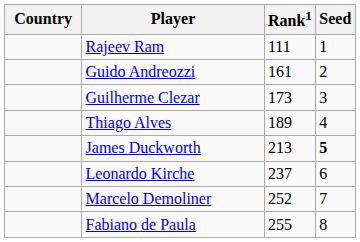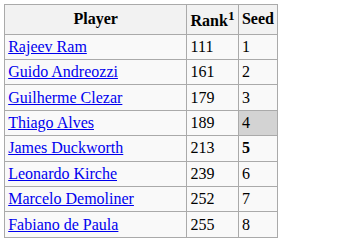- column: (43, 19)
(280, 97) 173 -> (203, 97) 179
(323, 123) no background -> (246, 123) lightgrey background
(280, 173) 237 -> (203, 173) 239
